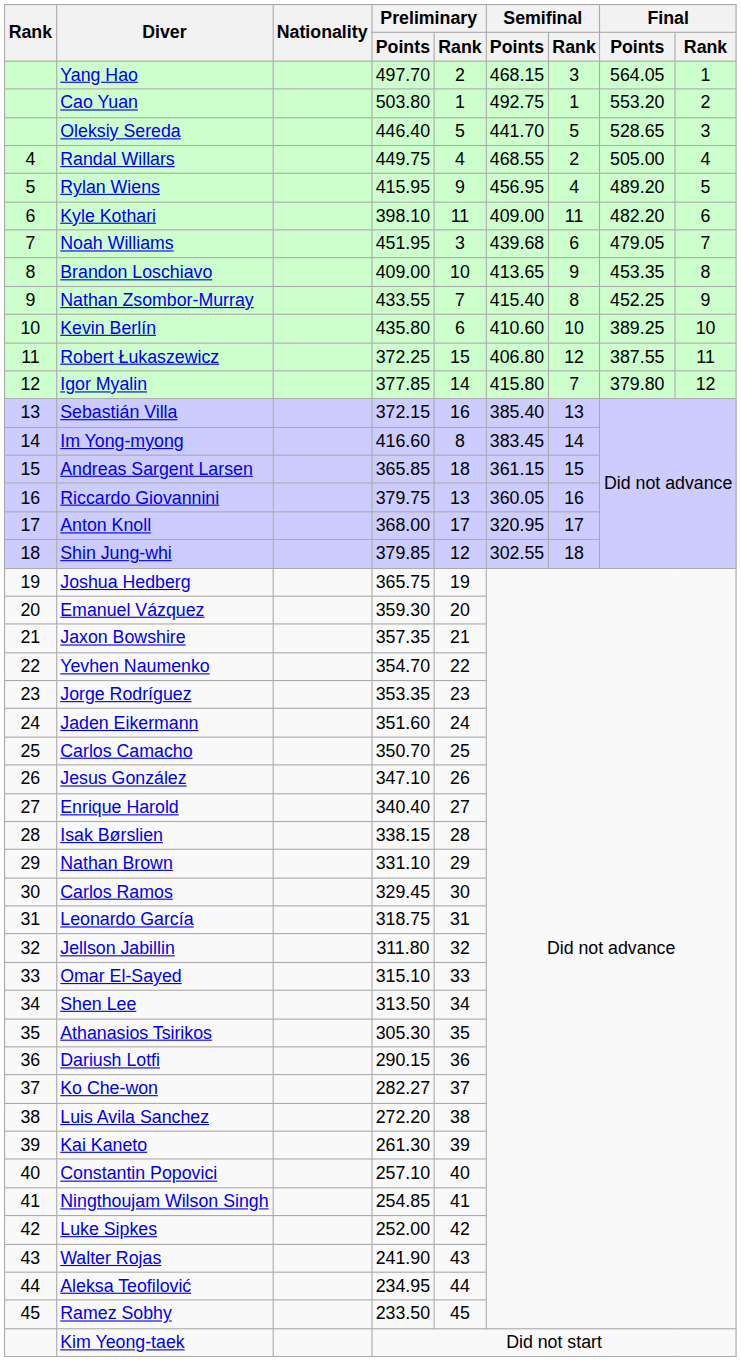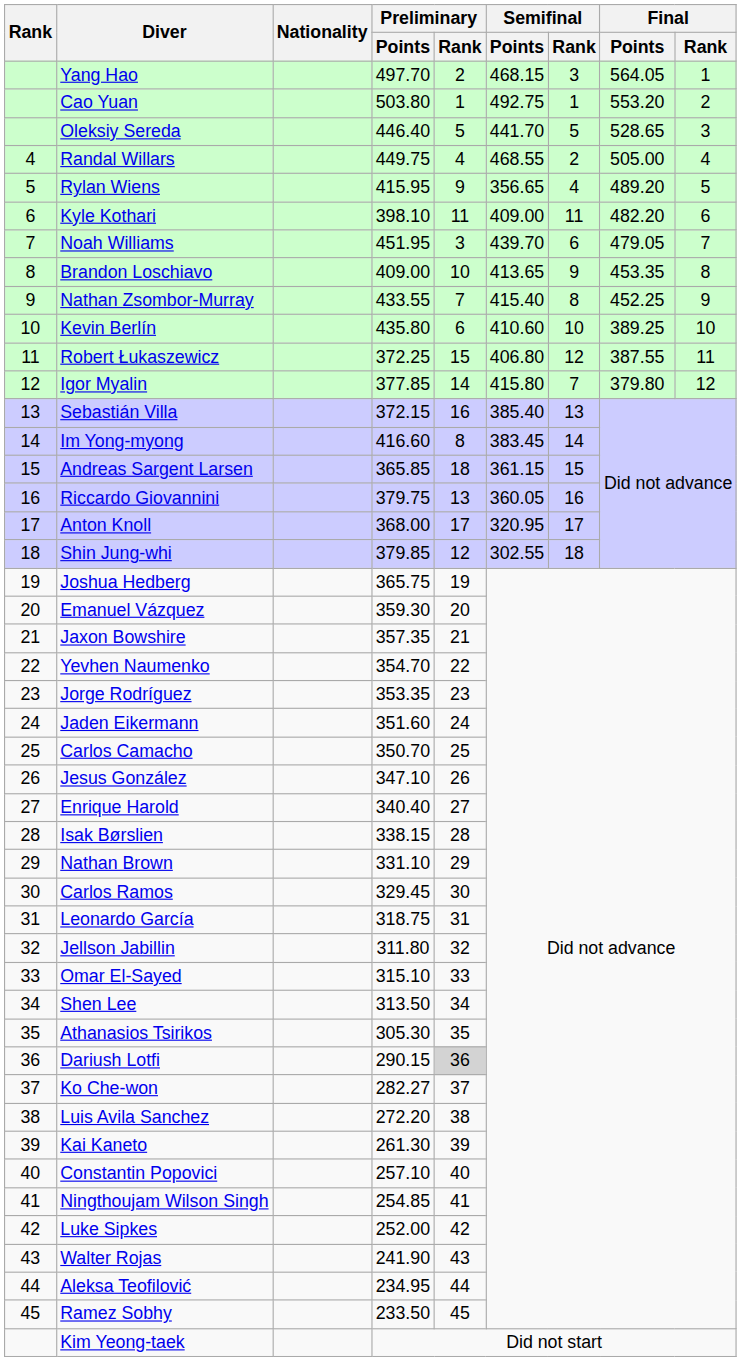(517, 187) 456.95 -> (517, 187) 356.65
(517, 243) 439.68 -> (517, 243) 439.70
(460, 1060) no background -> (460, 1060) lightgrey background
